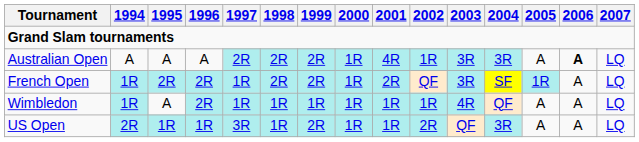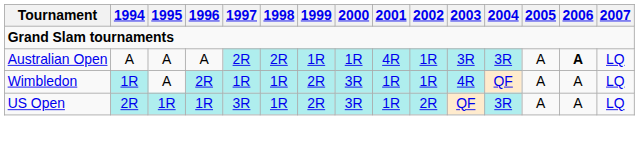(316, 59) 2R -> (316, 59) 1R
- row: (48, 81)
(316, 103) 1R -> (316, 81) 2R
(354, 103) 1R -> (354, 81) 3R
(354, 125) 1R -> (354, 103) 3R
